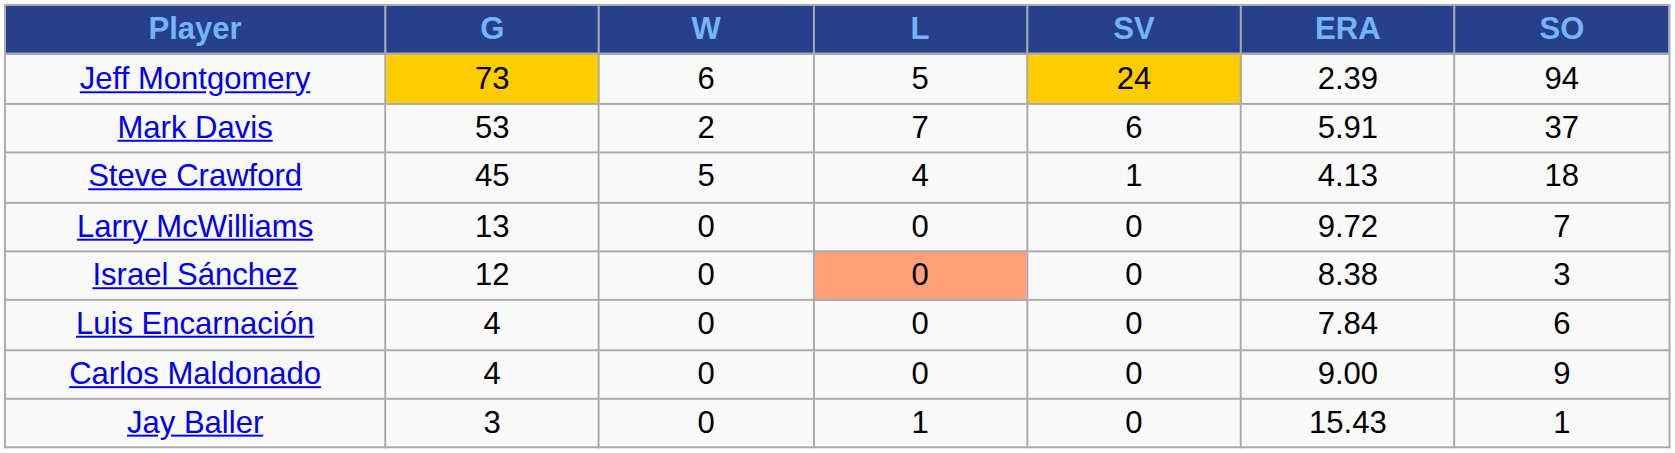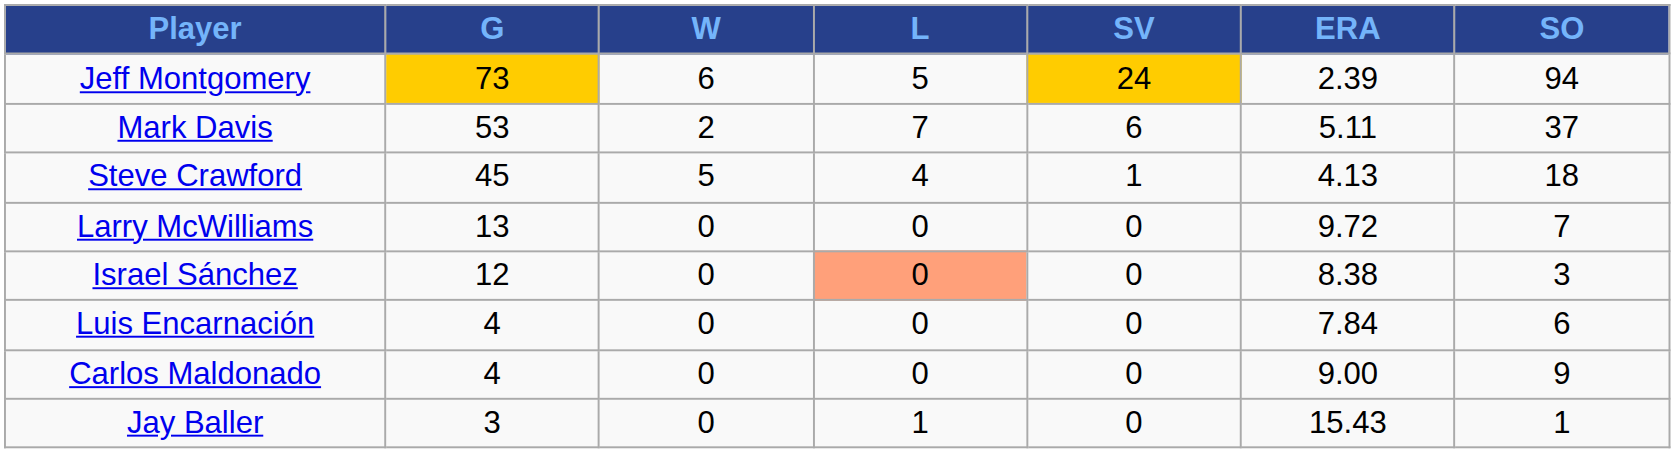(1348, 127) 5.91 -> (1348, 127) 5.11
